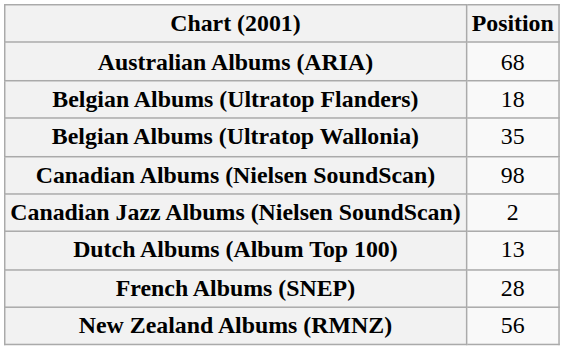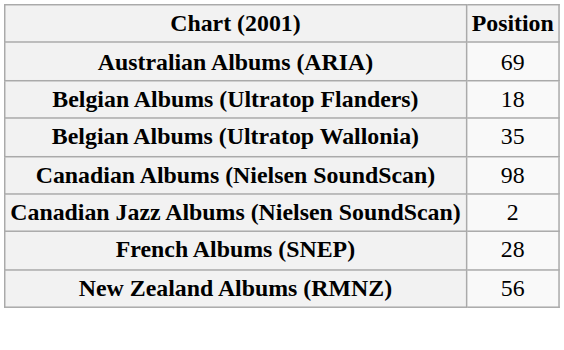(513, 61) 68 -> (513, 61) 69
- row: (235, 250)
